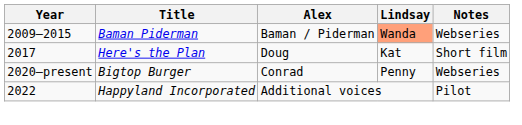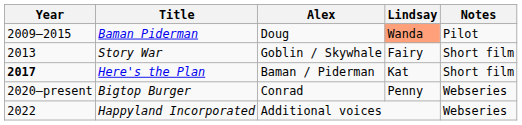(318, 33) Baman / Piderman -> (275, 33) Doug
(468, 33) Webseries -> (461, 33) Pilot
+ row: (130, 53)
(22, 53) normal -> (22, 72) bold
(275, 53) Doug -> (318, 72) Baman / Piderman
(454, 91) Pilot -> (475, 110) Webseries
